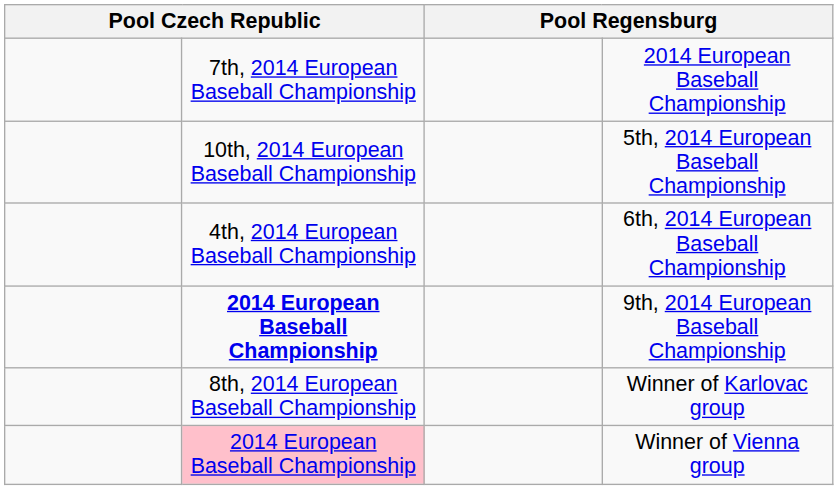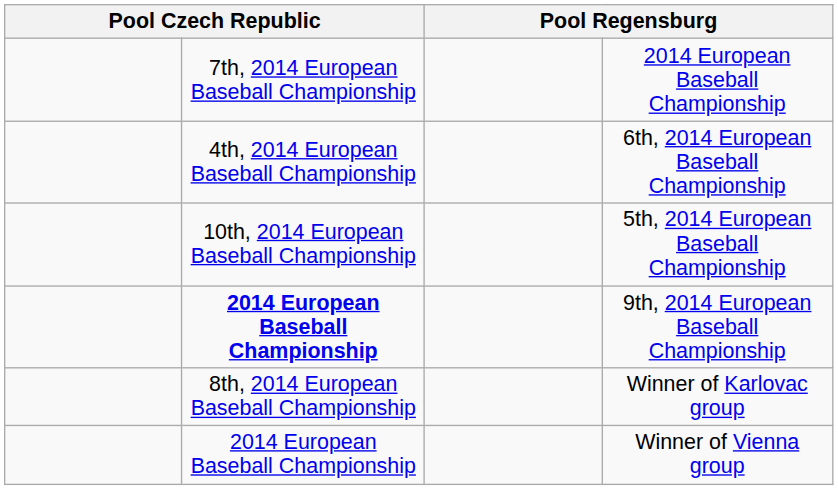rows swapped: (717, 244) <-> (717, 161)
(303, 454) pink background -> (303, 454) no background
